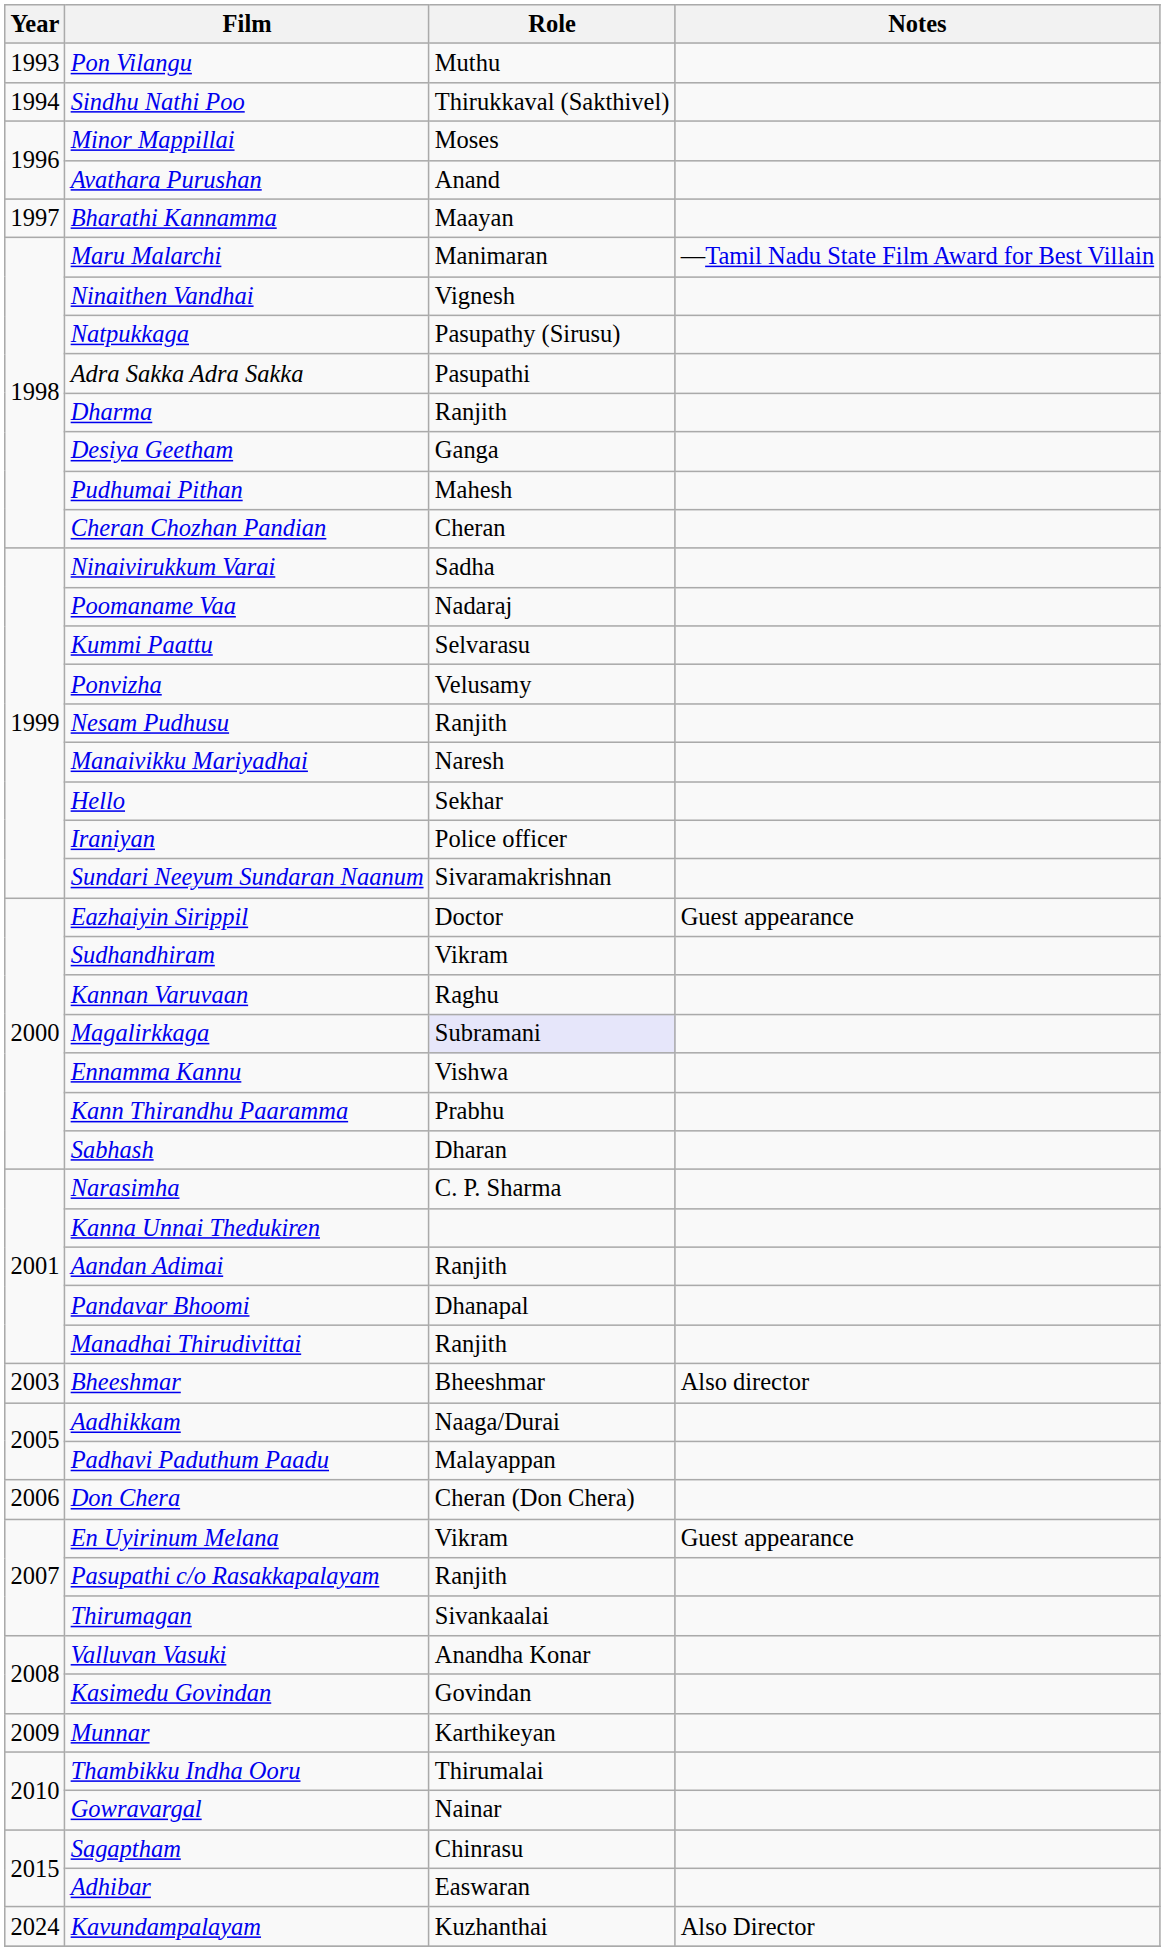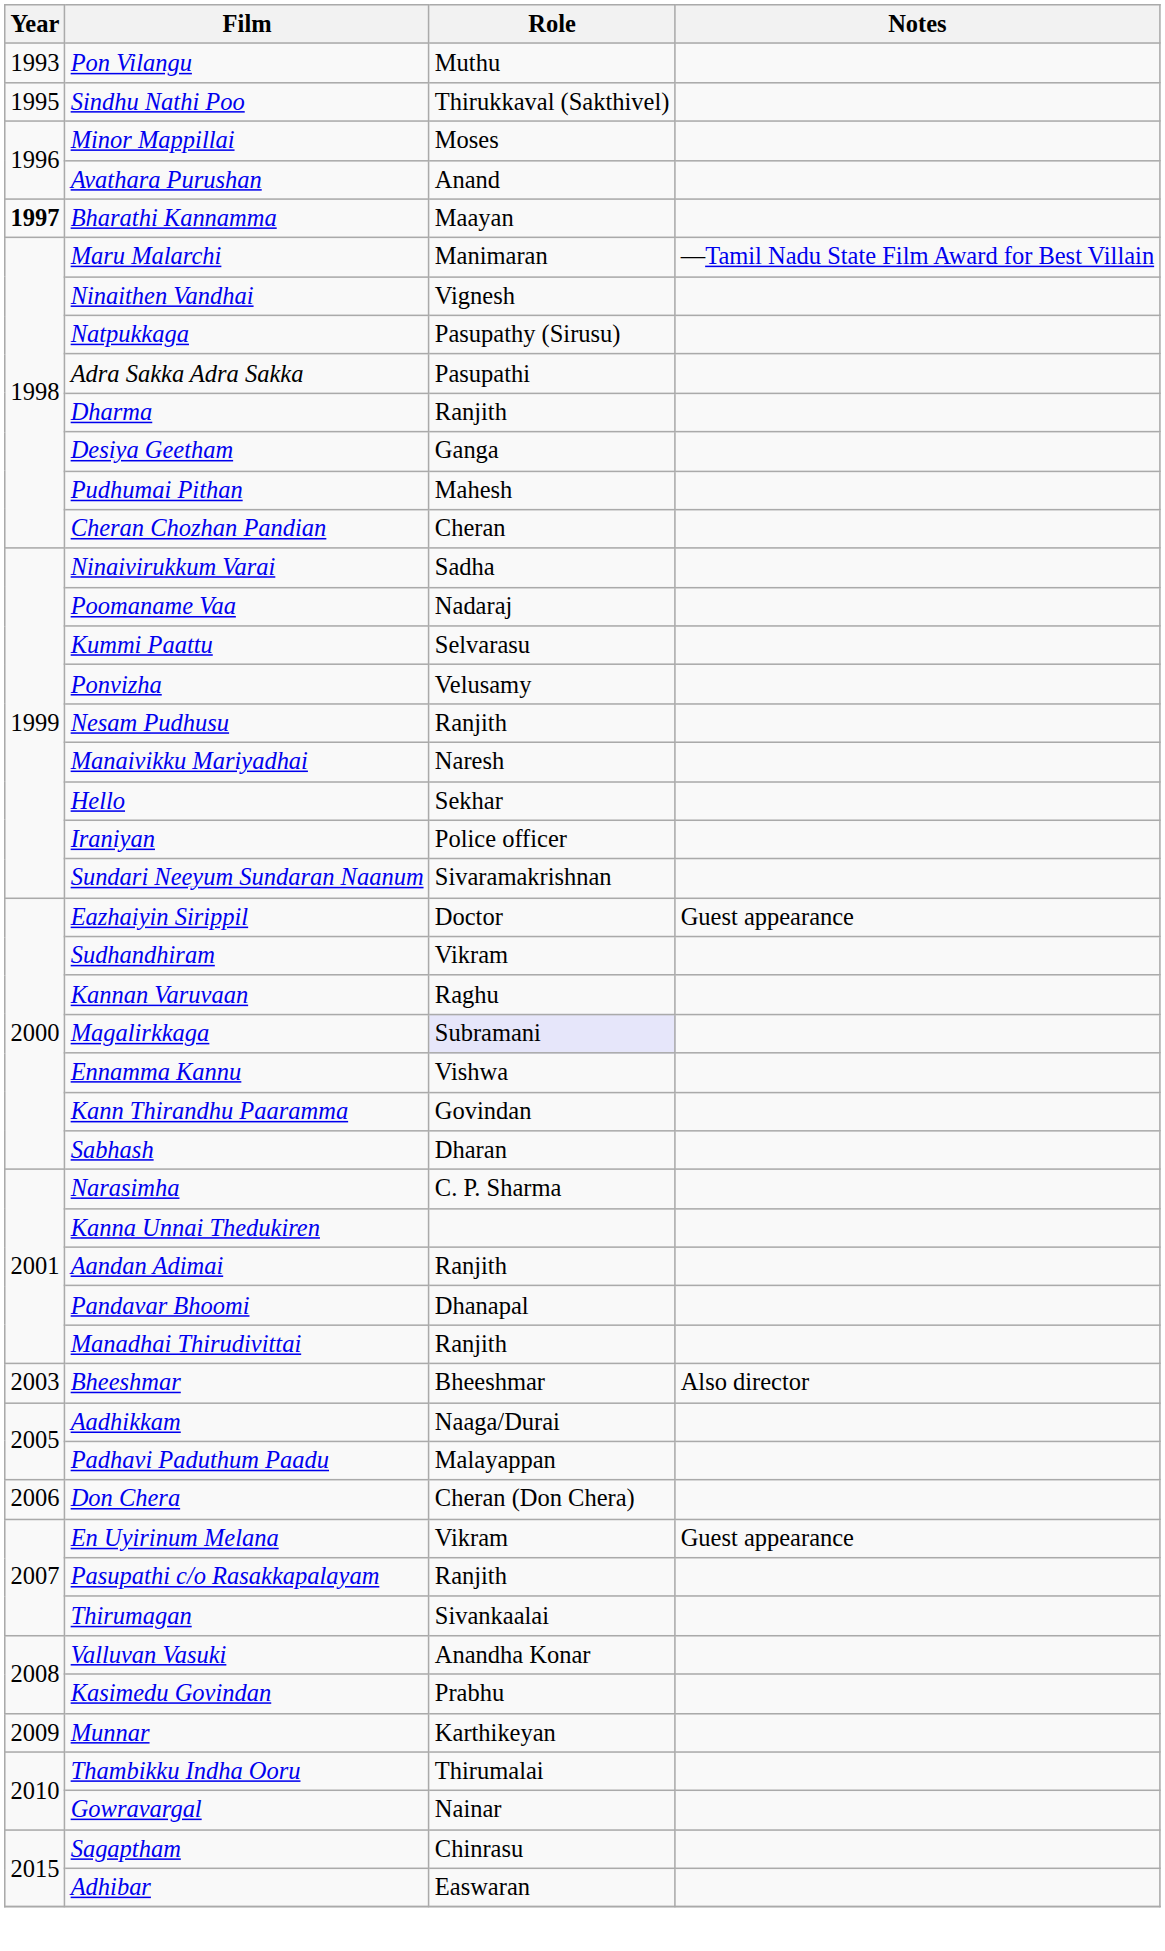(35, 101) 1994 -> (35, 101) 1995
(35, 218) normal -> (35, 218) bold
(470, 1110) Prabhu -> (483, 1110) Govindan
(483, 1693) Govindan -> (470, 1693) Prabhu
- row: (166, 1926)
